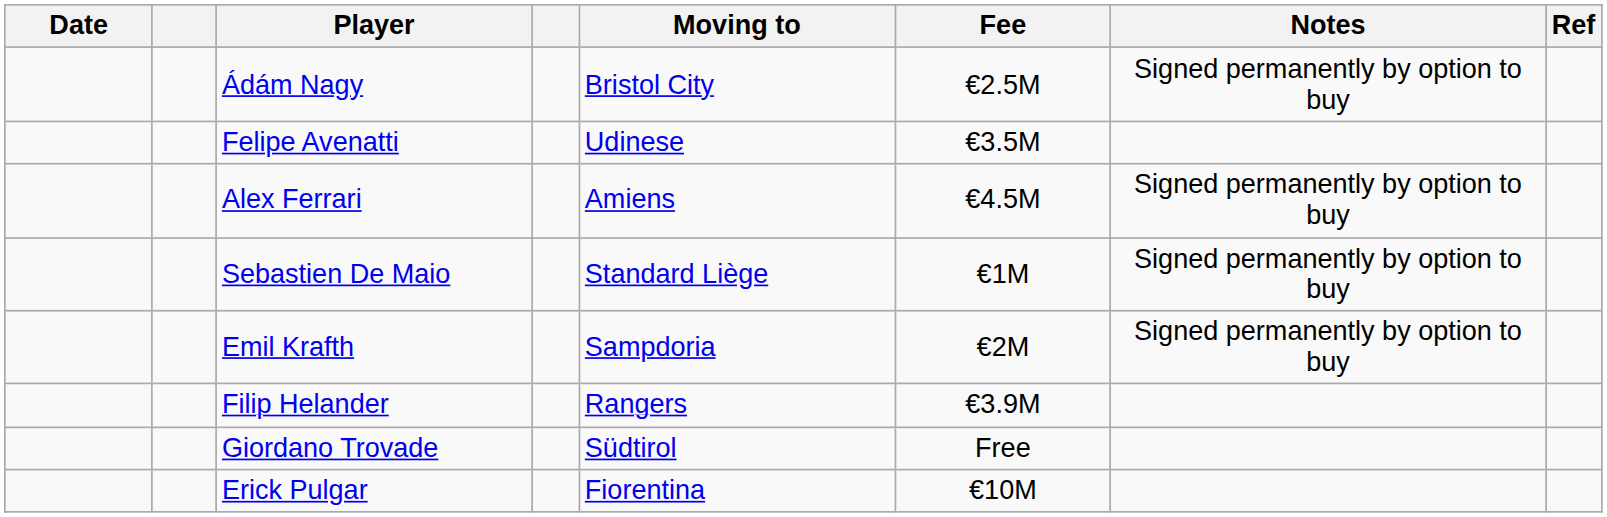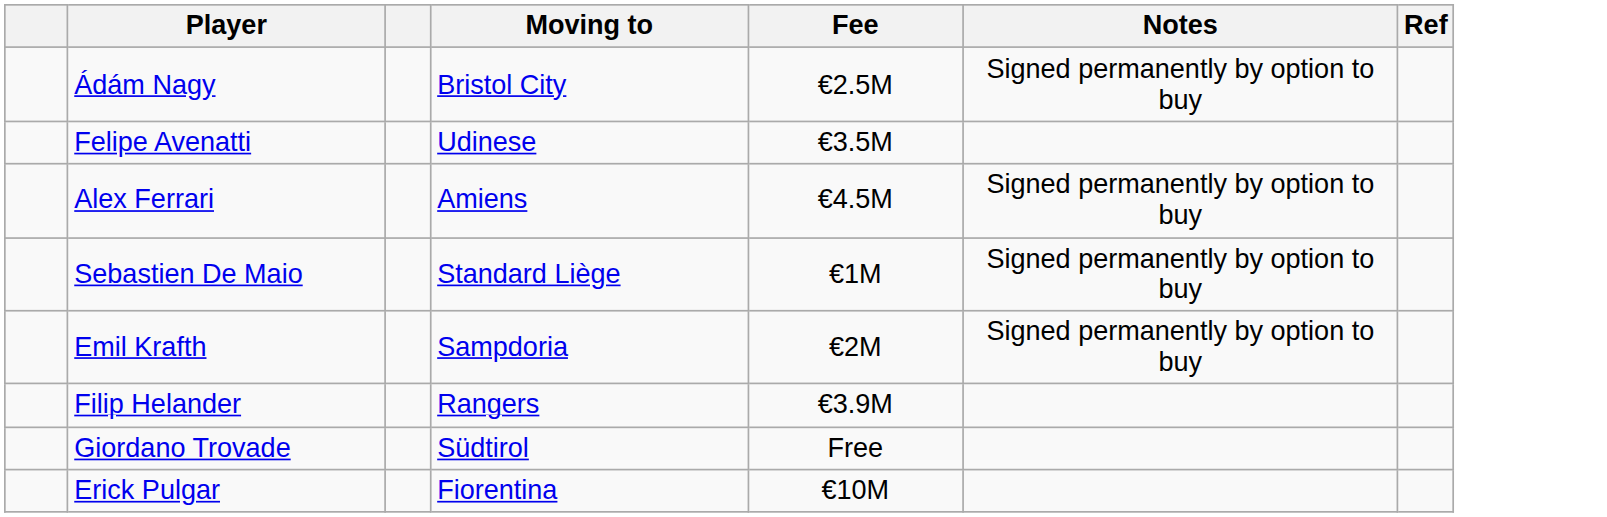- column: (79, 25)
